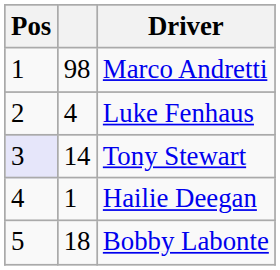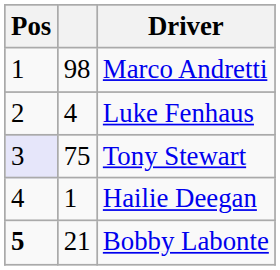(77, 155) 14 -> (77, 155) 75
(18, 241) normal -> (18, 241) bold
(77, 241) 18 -> (77, 241) 21
